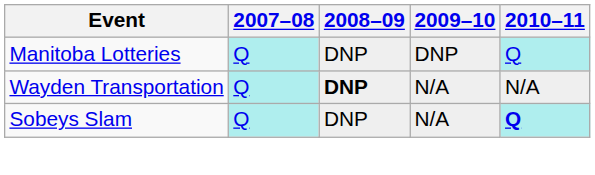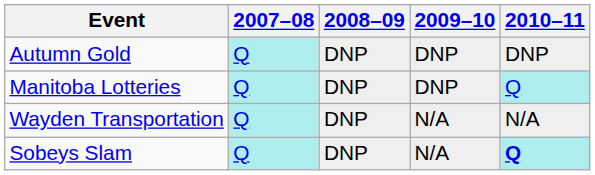+ row: (70, 53)
(346, 86) bold -> (346, 119) normal
